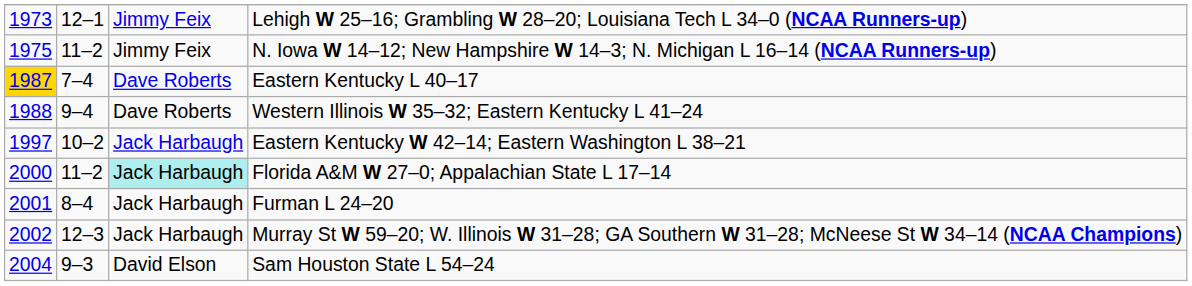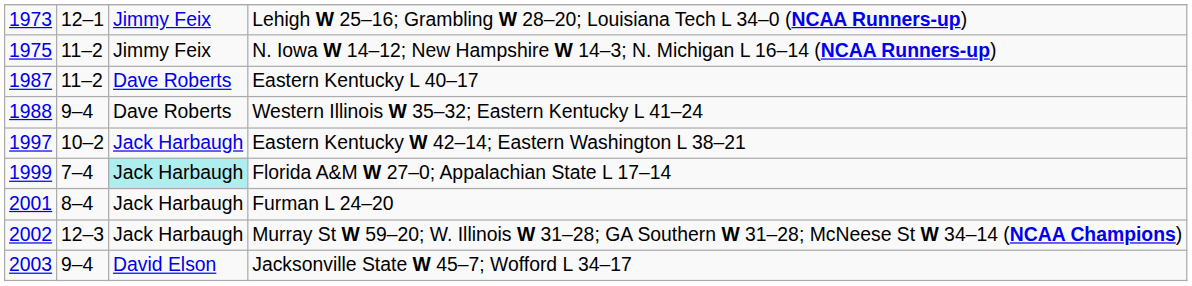(31, 81) gold background -> (31, 81) no background
(77, 81) 7–4 -> (82, 81) 11–2
(31, 173) 2000 -> (31, 173) 1999
(82, 173) 11–2 -> (77, 173) 7–4
+ row: (442, 265)
- row: (373, 265)
